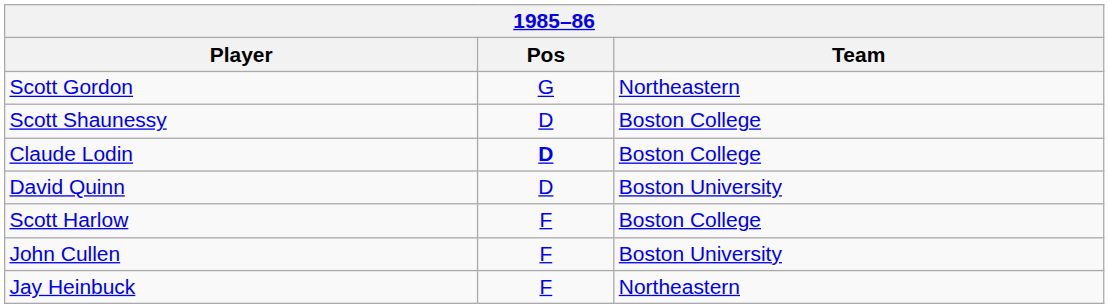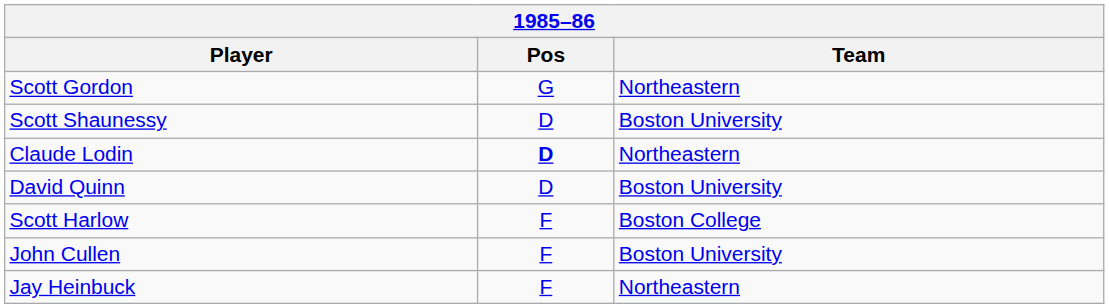(690, 120) Boston College -> (700, 120) Boston University
(690, 154) Boston College -> (679, 154) Northeastern
